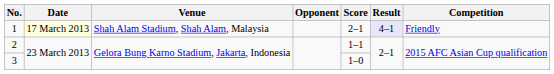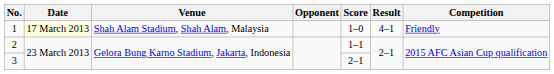(356, 28) 2–1 -> (356, 28) 1–0
(386, 28) lavender background -> (386, 28) no background
(356, 61) 1–0 -> (356, 61) 2–1
